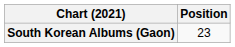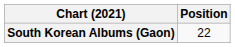(204, 33) 23 -> (204, 33) 22
